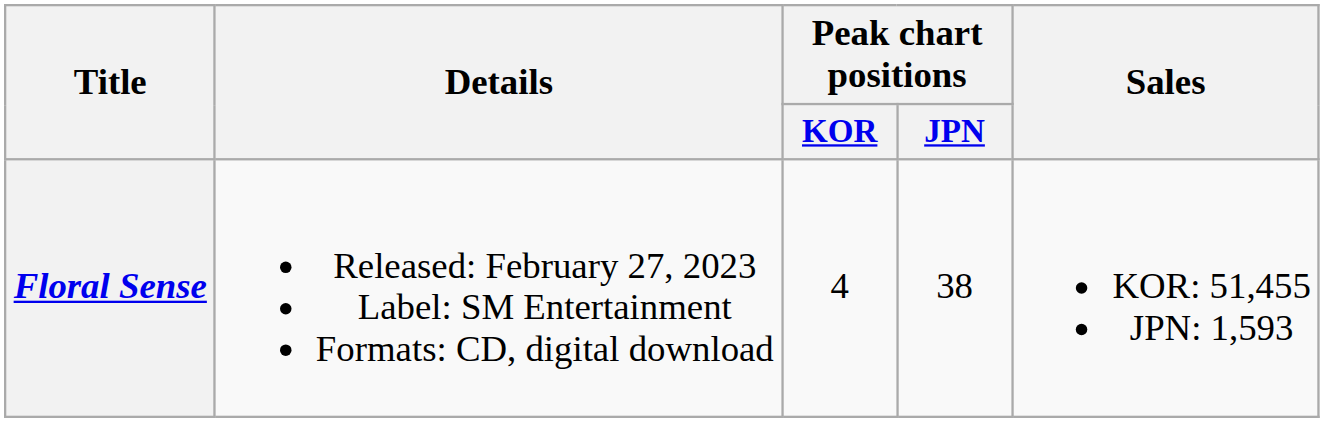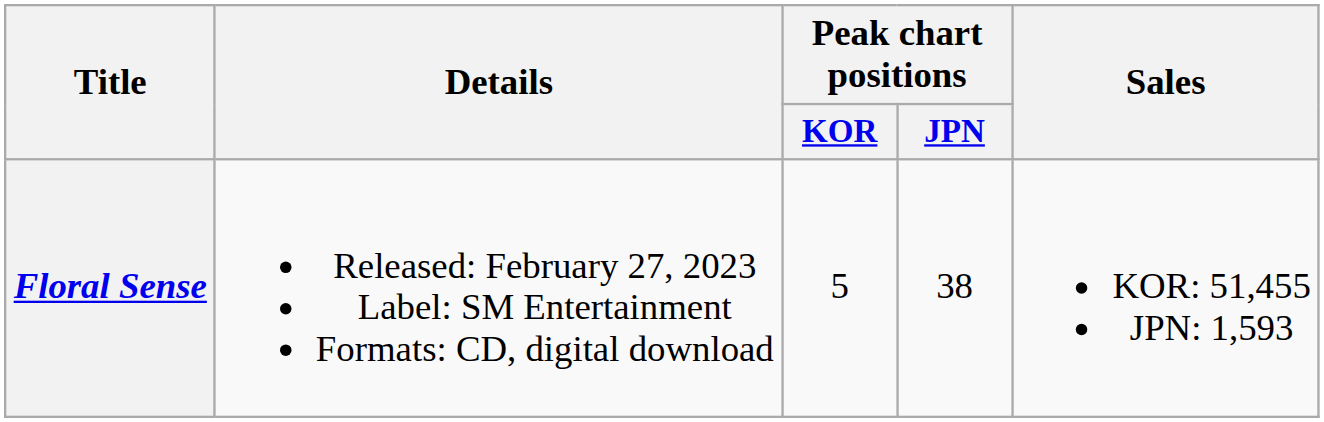(840, 286) 4 -> (840, 286) 5
